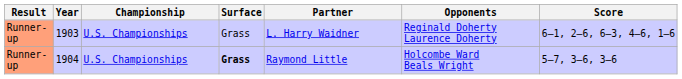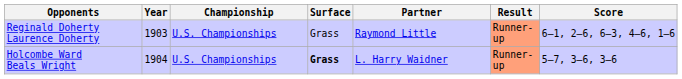columns swapped: (29, 12) <-> (471, 12)
(313, 33) L. Harry Waidner -> (396, 33) Raymond Little
(307, 60) Raymond Little -> (401, 60) L. Harry Waidner
